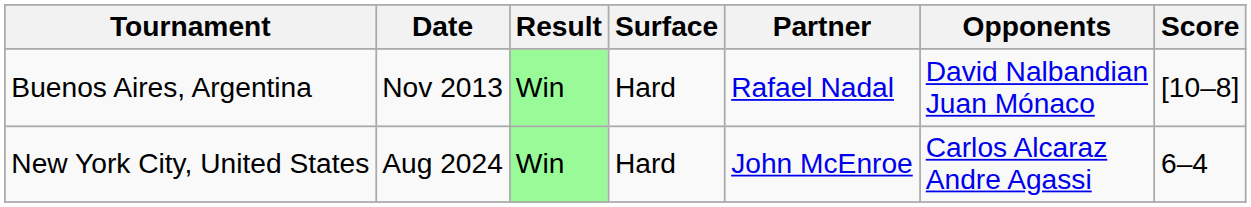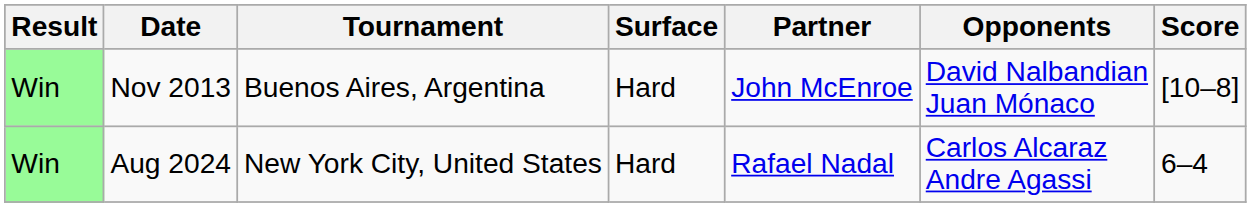columns swapped: (559, 26) <-> (190, 26)
(813, 87) Rafael Nadal -> (822, 87) John McEnroe
(822, 163) John McEnroe -> (813, 163) Rafael Nadal
